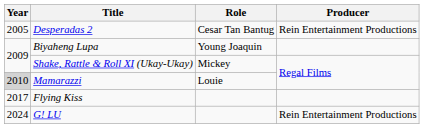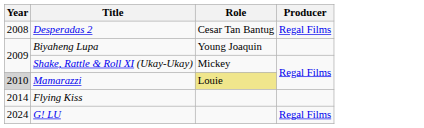(18, 30) 2005 -> (18, 30) 2008
(348, 30) Rein Entertainment Productions -> (305, 30) Regal Films
(210, 81) no background -> (210, 81) khaki background
(18, 98) 2017 -> (18, 98) 2014
(348, 115) Rein Entertainment Productions -> (305, 115) Regal Films
